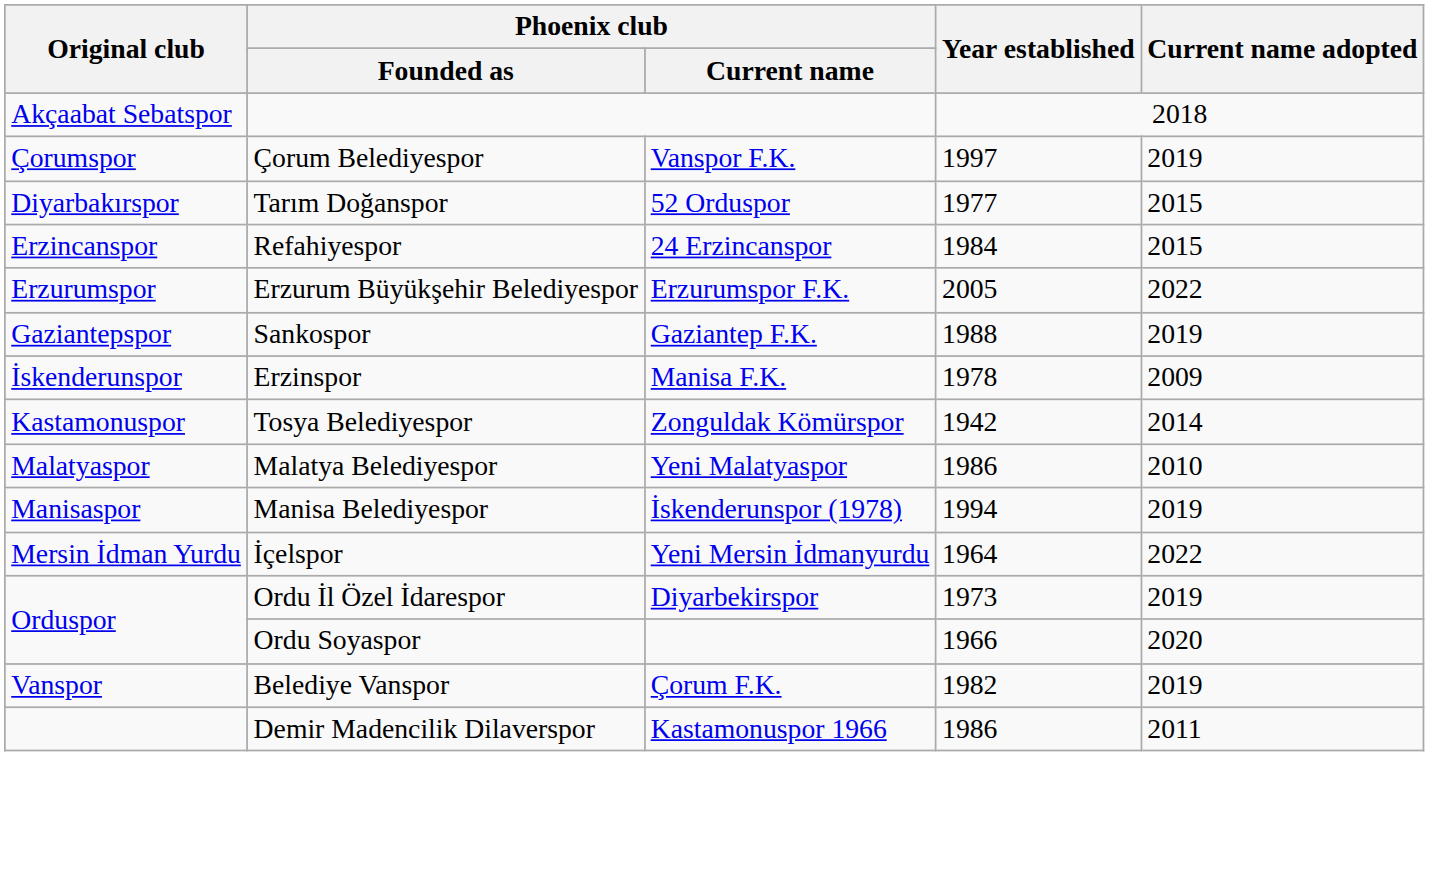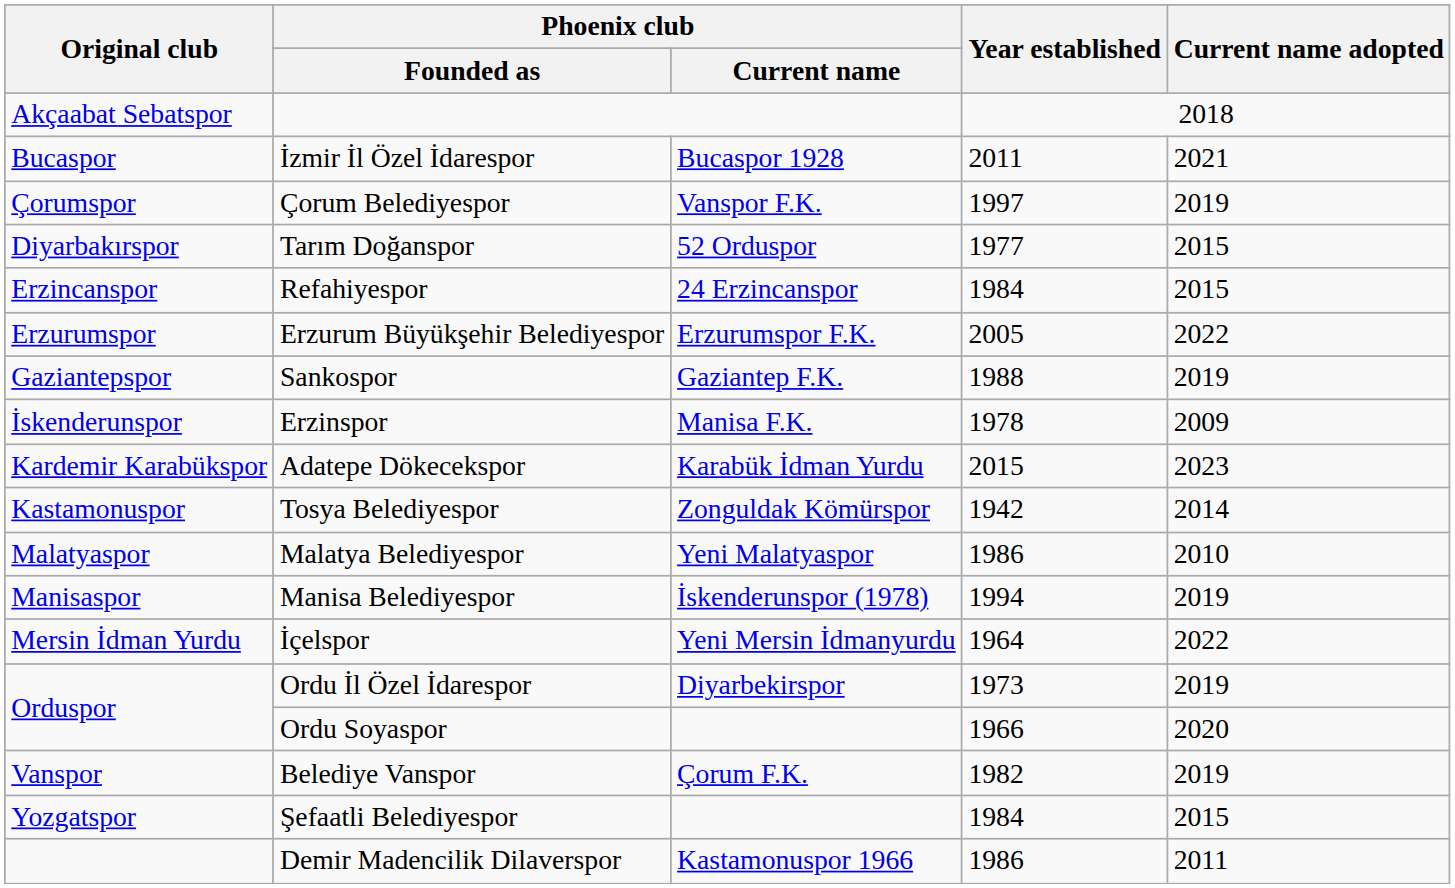+ row: (407, 158)
+ row: (403, 465)
+ row: (399, 816)
